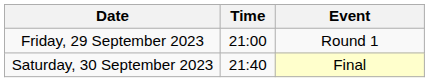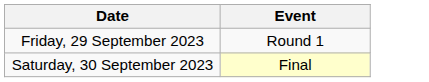- column: (248, 16)
